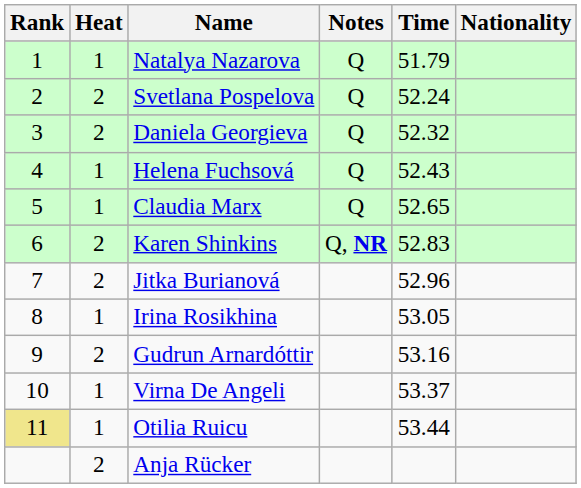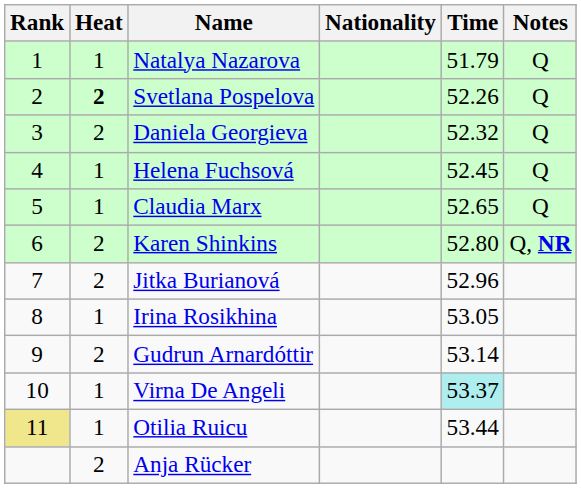columns swapped: (516, 22) <-> (356, 22)
(99, 96) normal -> (99, 96) bold
(424, 96) 52.24 -> (473, 96) 52.26
(424, 170) 52.43 -> (473, 170) 52.45
(424, 243) 52.83 -> (473, 243) 52.80
(424, 354) 53.16 -> (473, 354) 53.14
(424, 390) no background -> (473, 390) paleturquoise background
